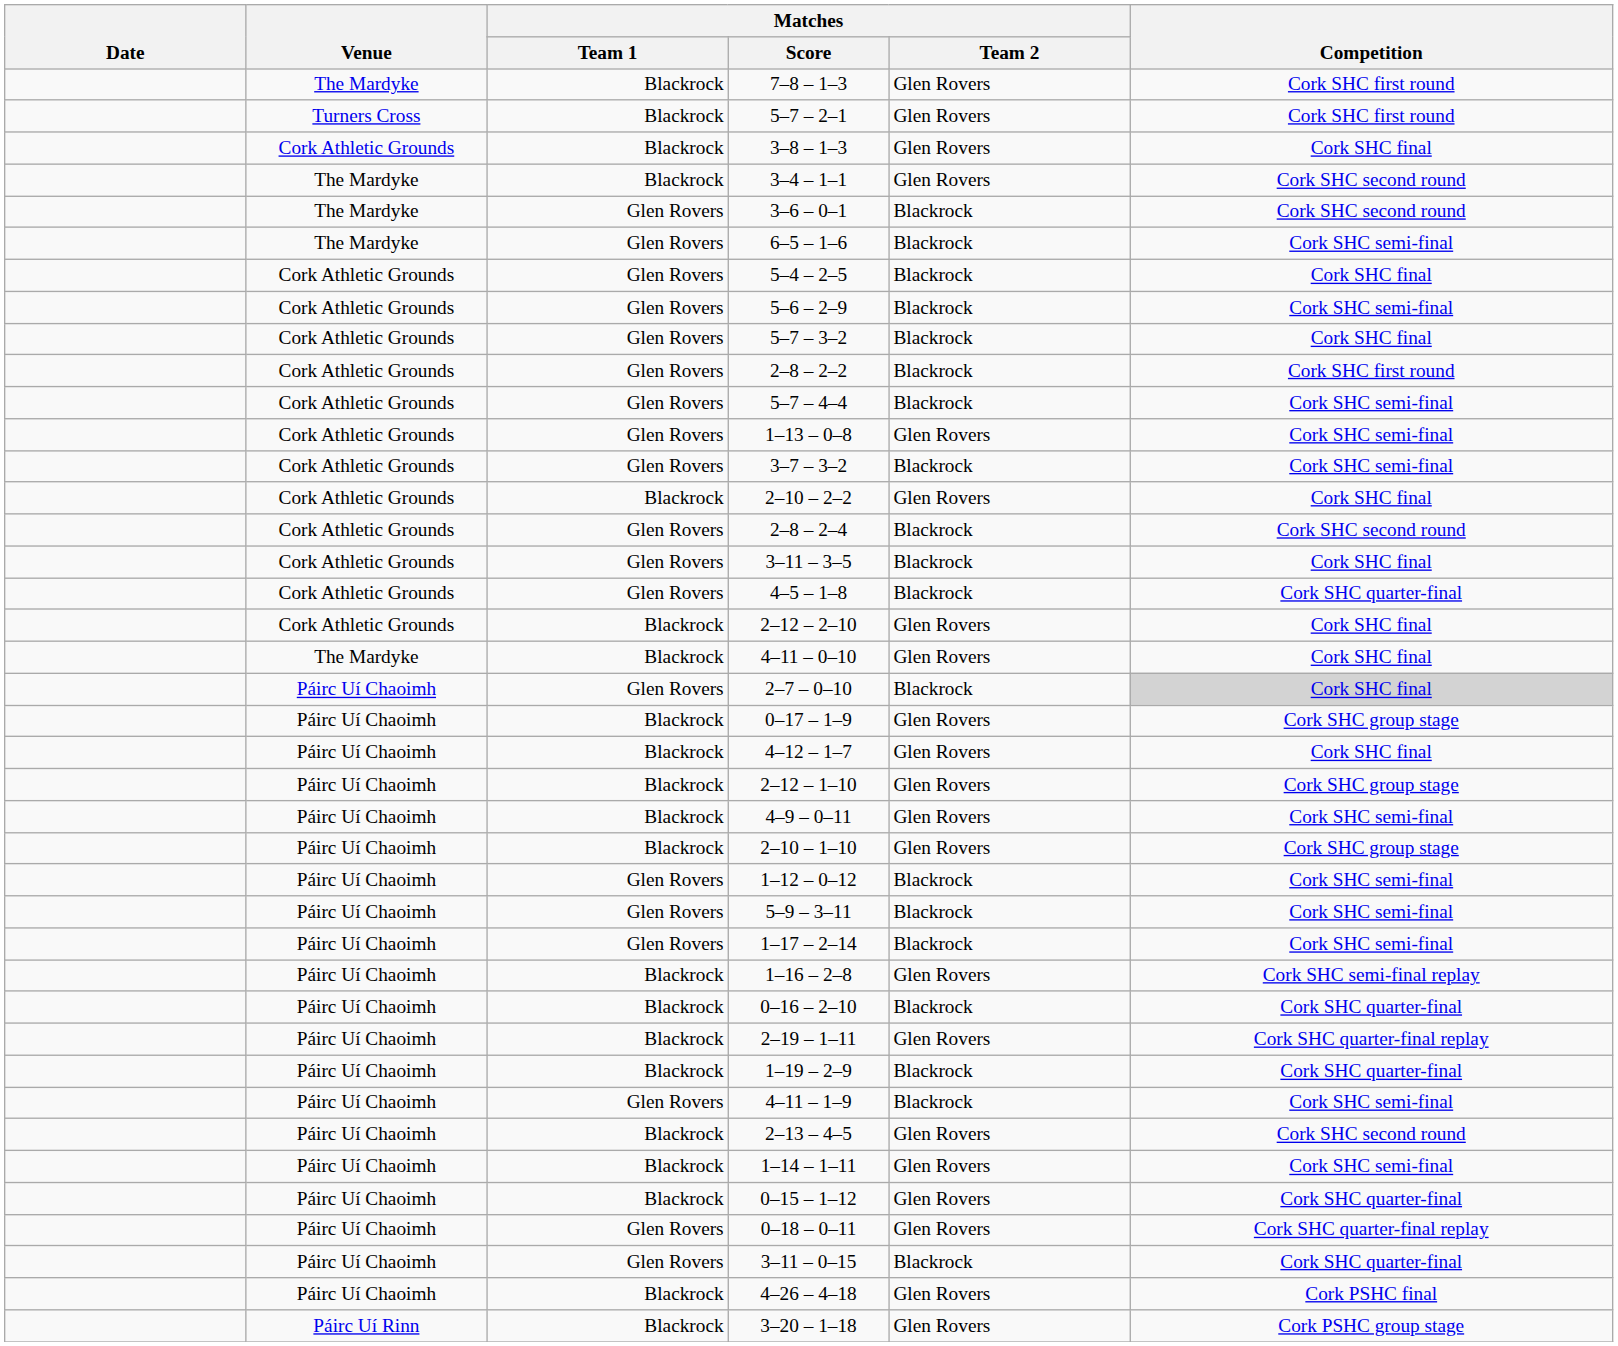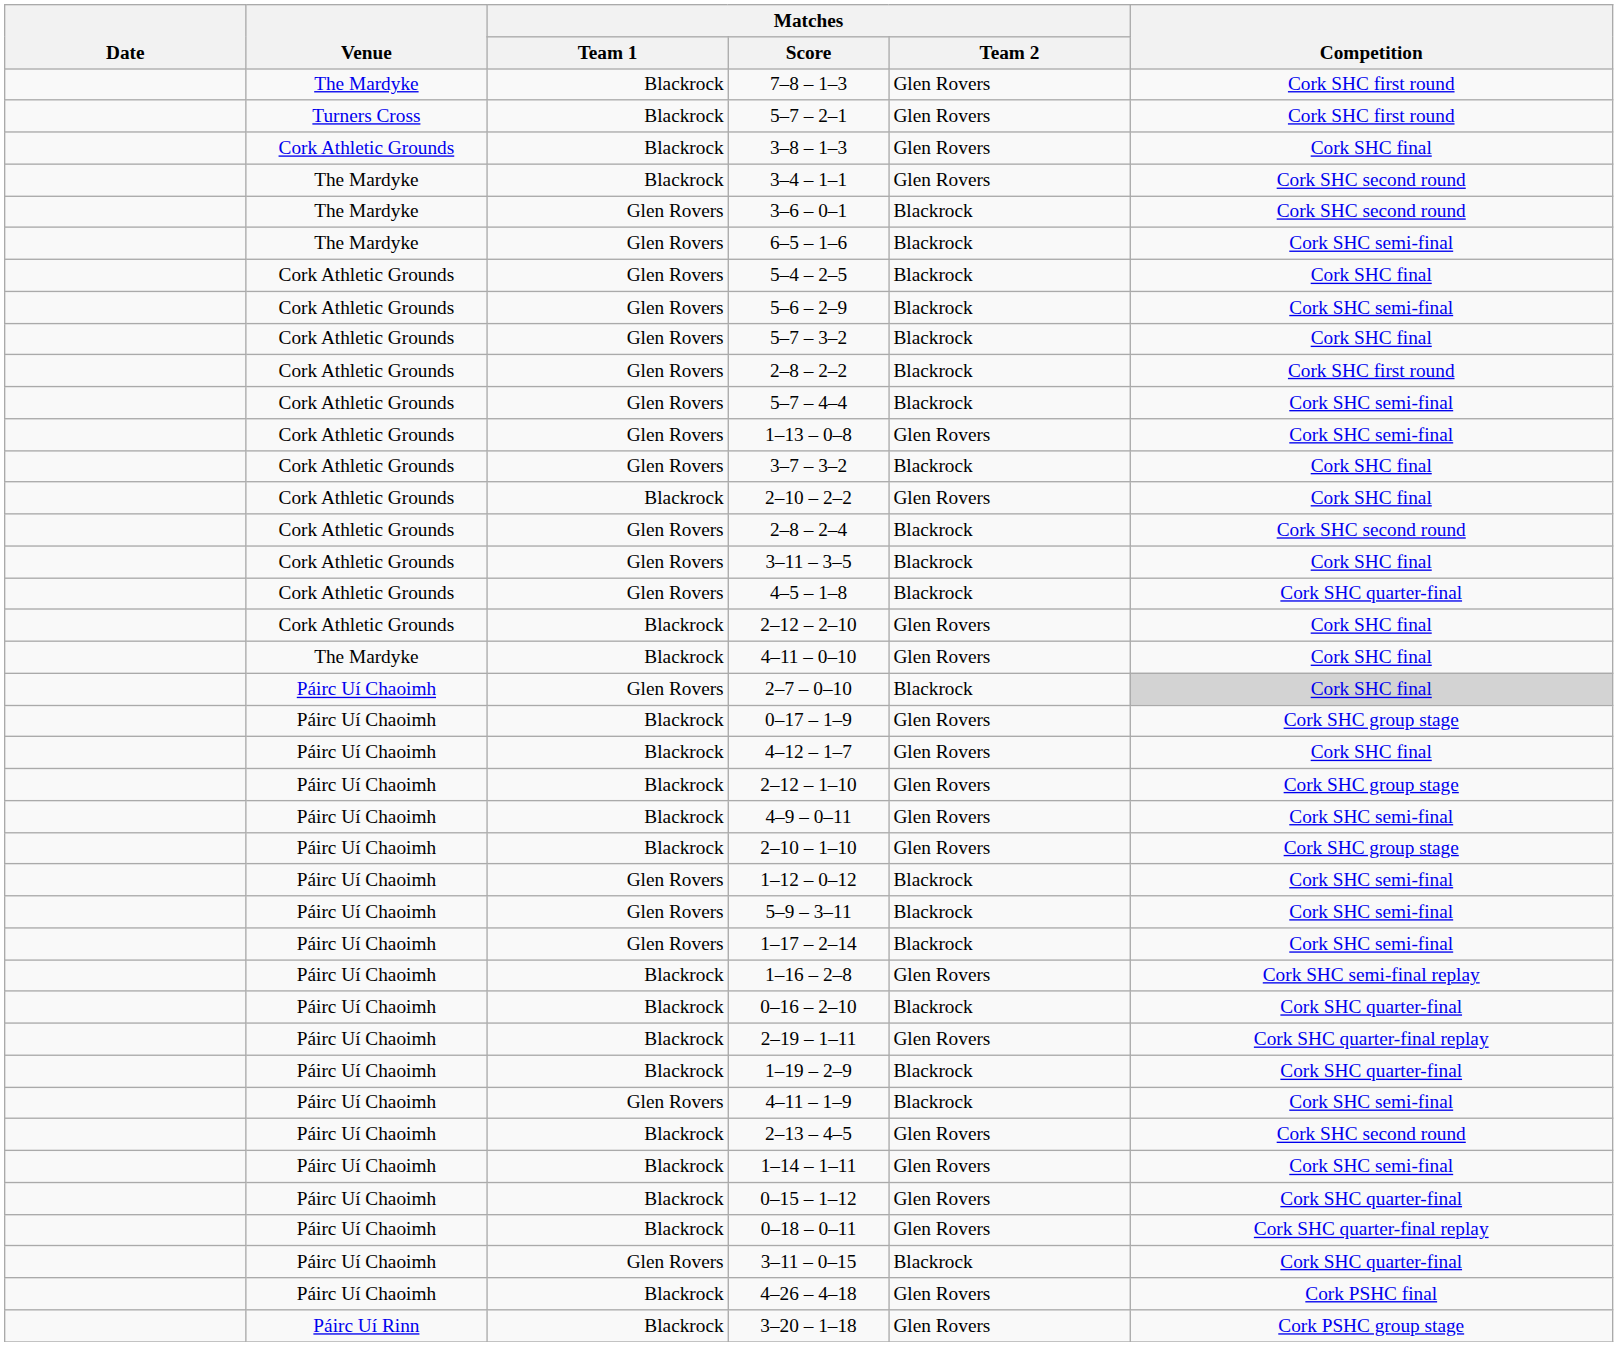(1371, 466) Cork SHC semi-final -> (1371, 466) Cork SHC final
(675, 1230) Glen Rovers -> (684, 1230) Blackrock
